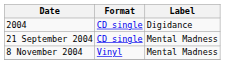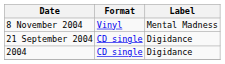rows swapped: (17, 25) <-> (44, 53)
(182, 39) Mental Madness -> (170, 39) Digidance
